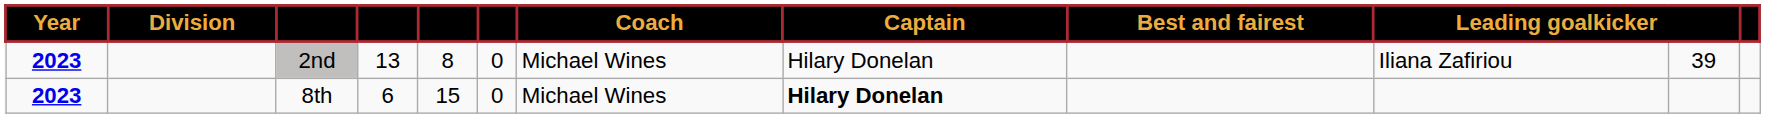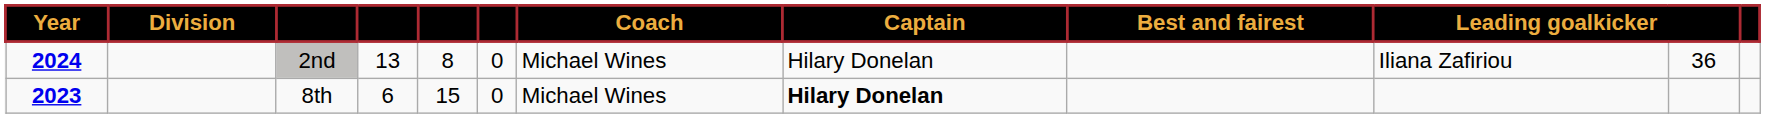(57, 60) 2023 -> (57, 60) 2024
(1704, 60) 39 -> (1704, 60) 36
